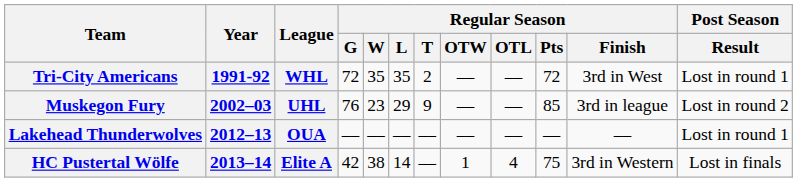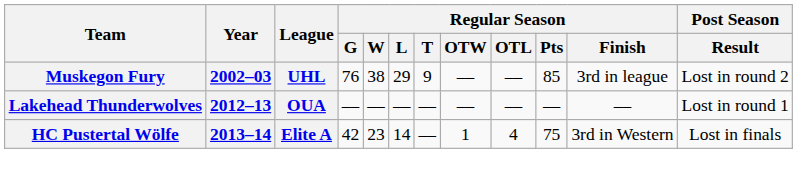- row: (105, 76)
(376, 105) 23 -> (376, 76) 38
(376, 163) 38 -> (376, 134) 23
